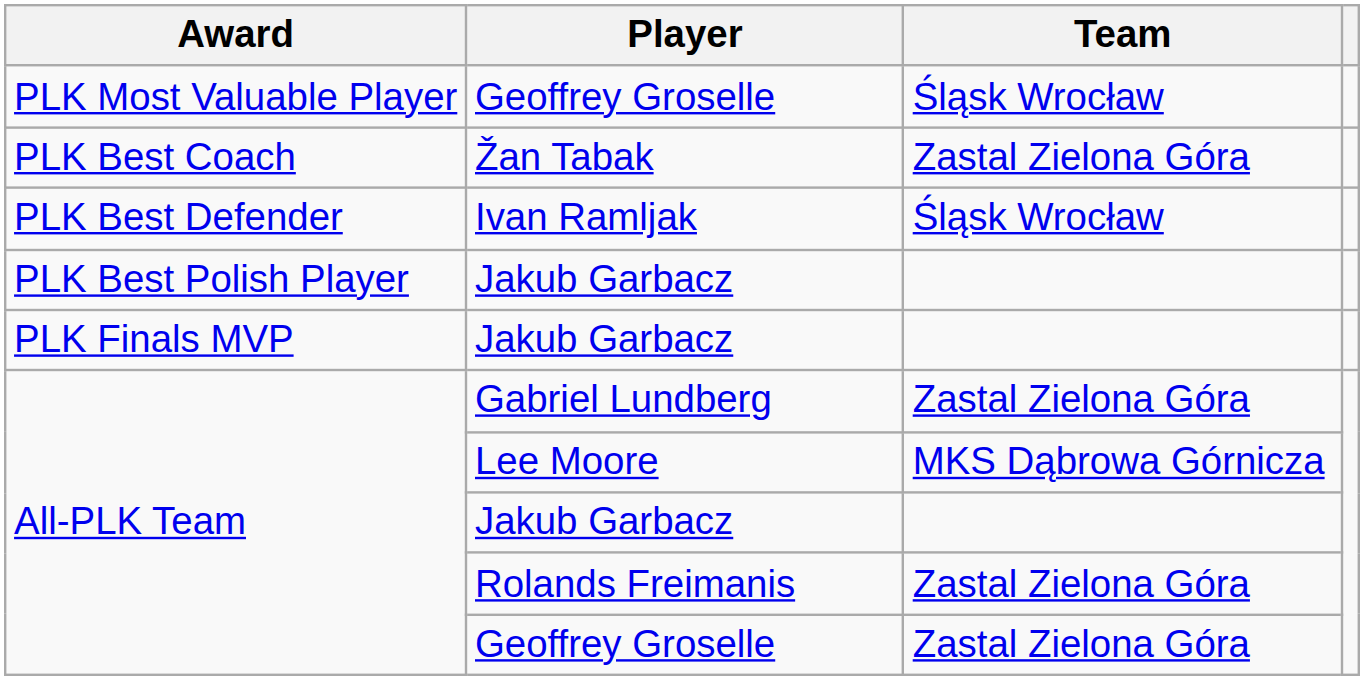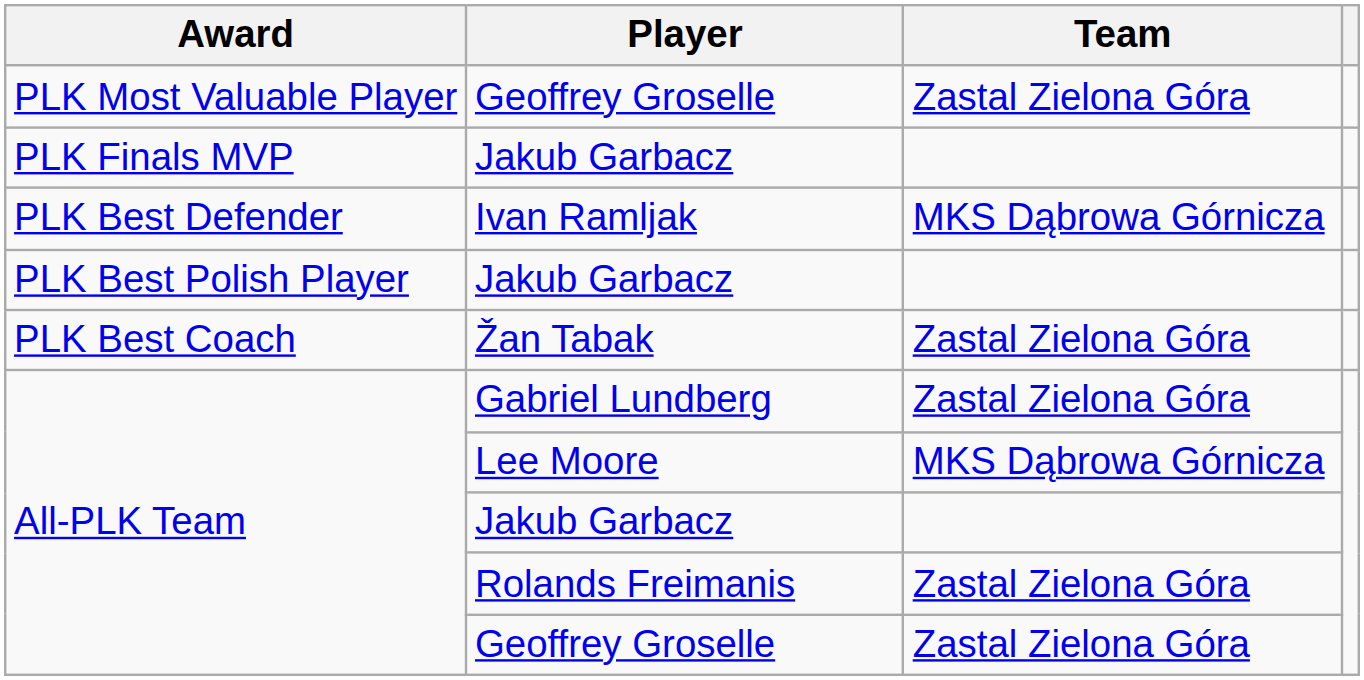(1038, 95) Śląsk Wrocław -> (1081, 95) Zastal Zielona Góra
rows swapped: (154, 339) <-> (155, 156)
(1038, 217) Śląsk Wrocław -> (1119, 217) MKS Dąbrowa Górnicza
